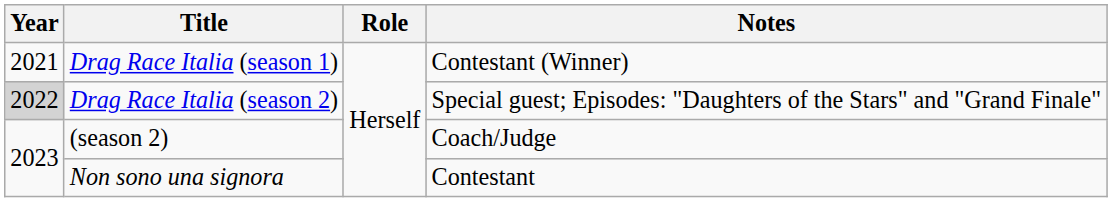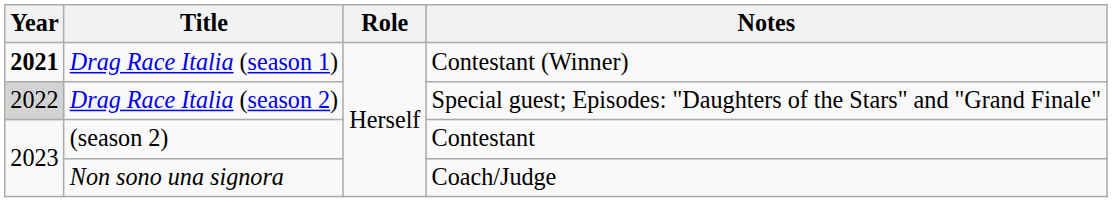(34, 61) normal -> (34, 61) bold
(494, 138) Coach/Judge -> (483, 138) Contestant
(483, 176) Contestant -> (494, 176) Coach/Judge
